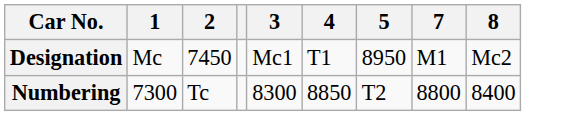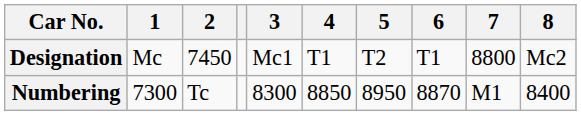+ column: (439, 22)
(384, 57) 8950 -> (374, 57) T2
(432, 57) M1 -> (493, 57) 8800
(374, 92) T2 -> (384, 92) 8950
(439, 92) 8800 -> (487, 92) M1
